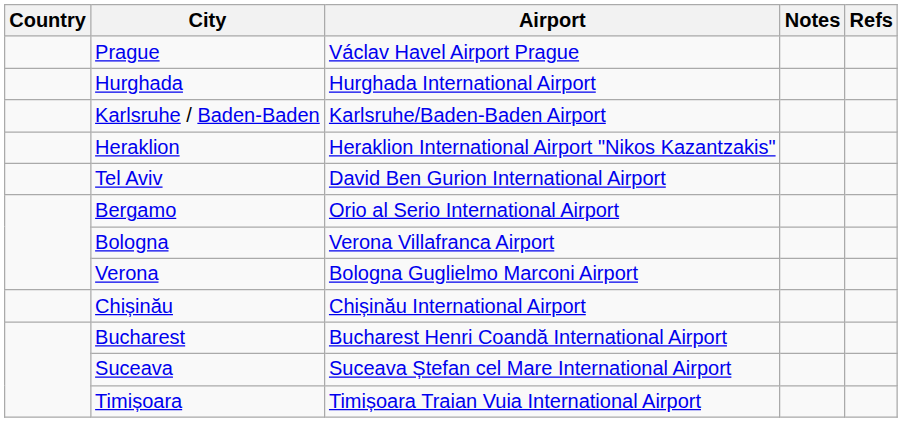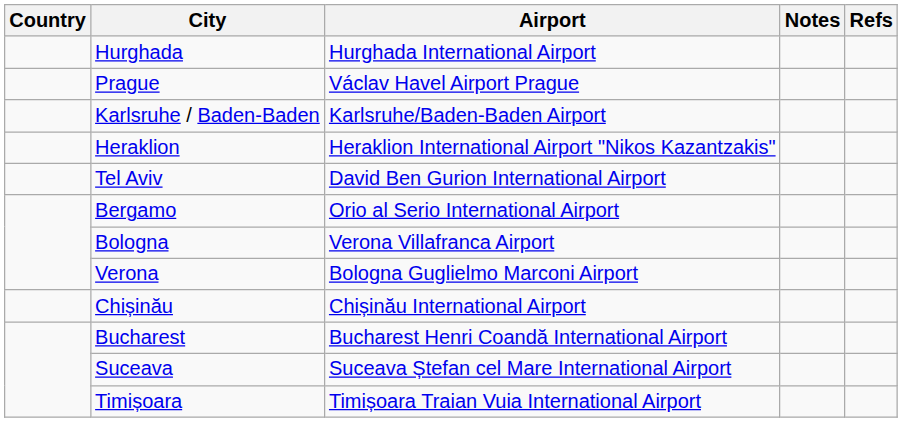rows swapped: (127, 52) <-> (139, 83)
